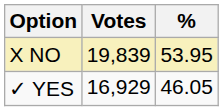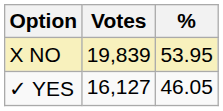(119, 88) 16,929 -> (119, 88) 16,127
